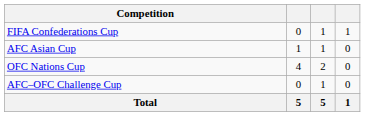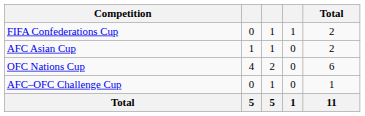+ column: (332, 13)
